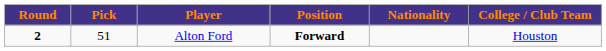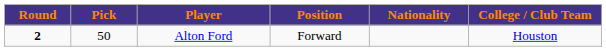(104, 35) 51 -> (104, 35) 50
(319, 35) bold -> (319, 35) normal
